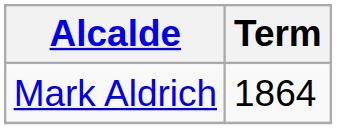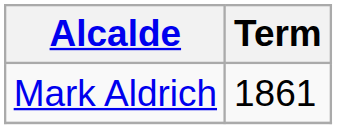(275, 92) 1864 -> (275, 92) 1861
